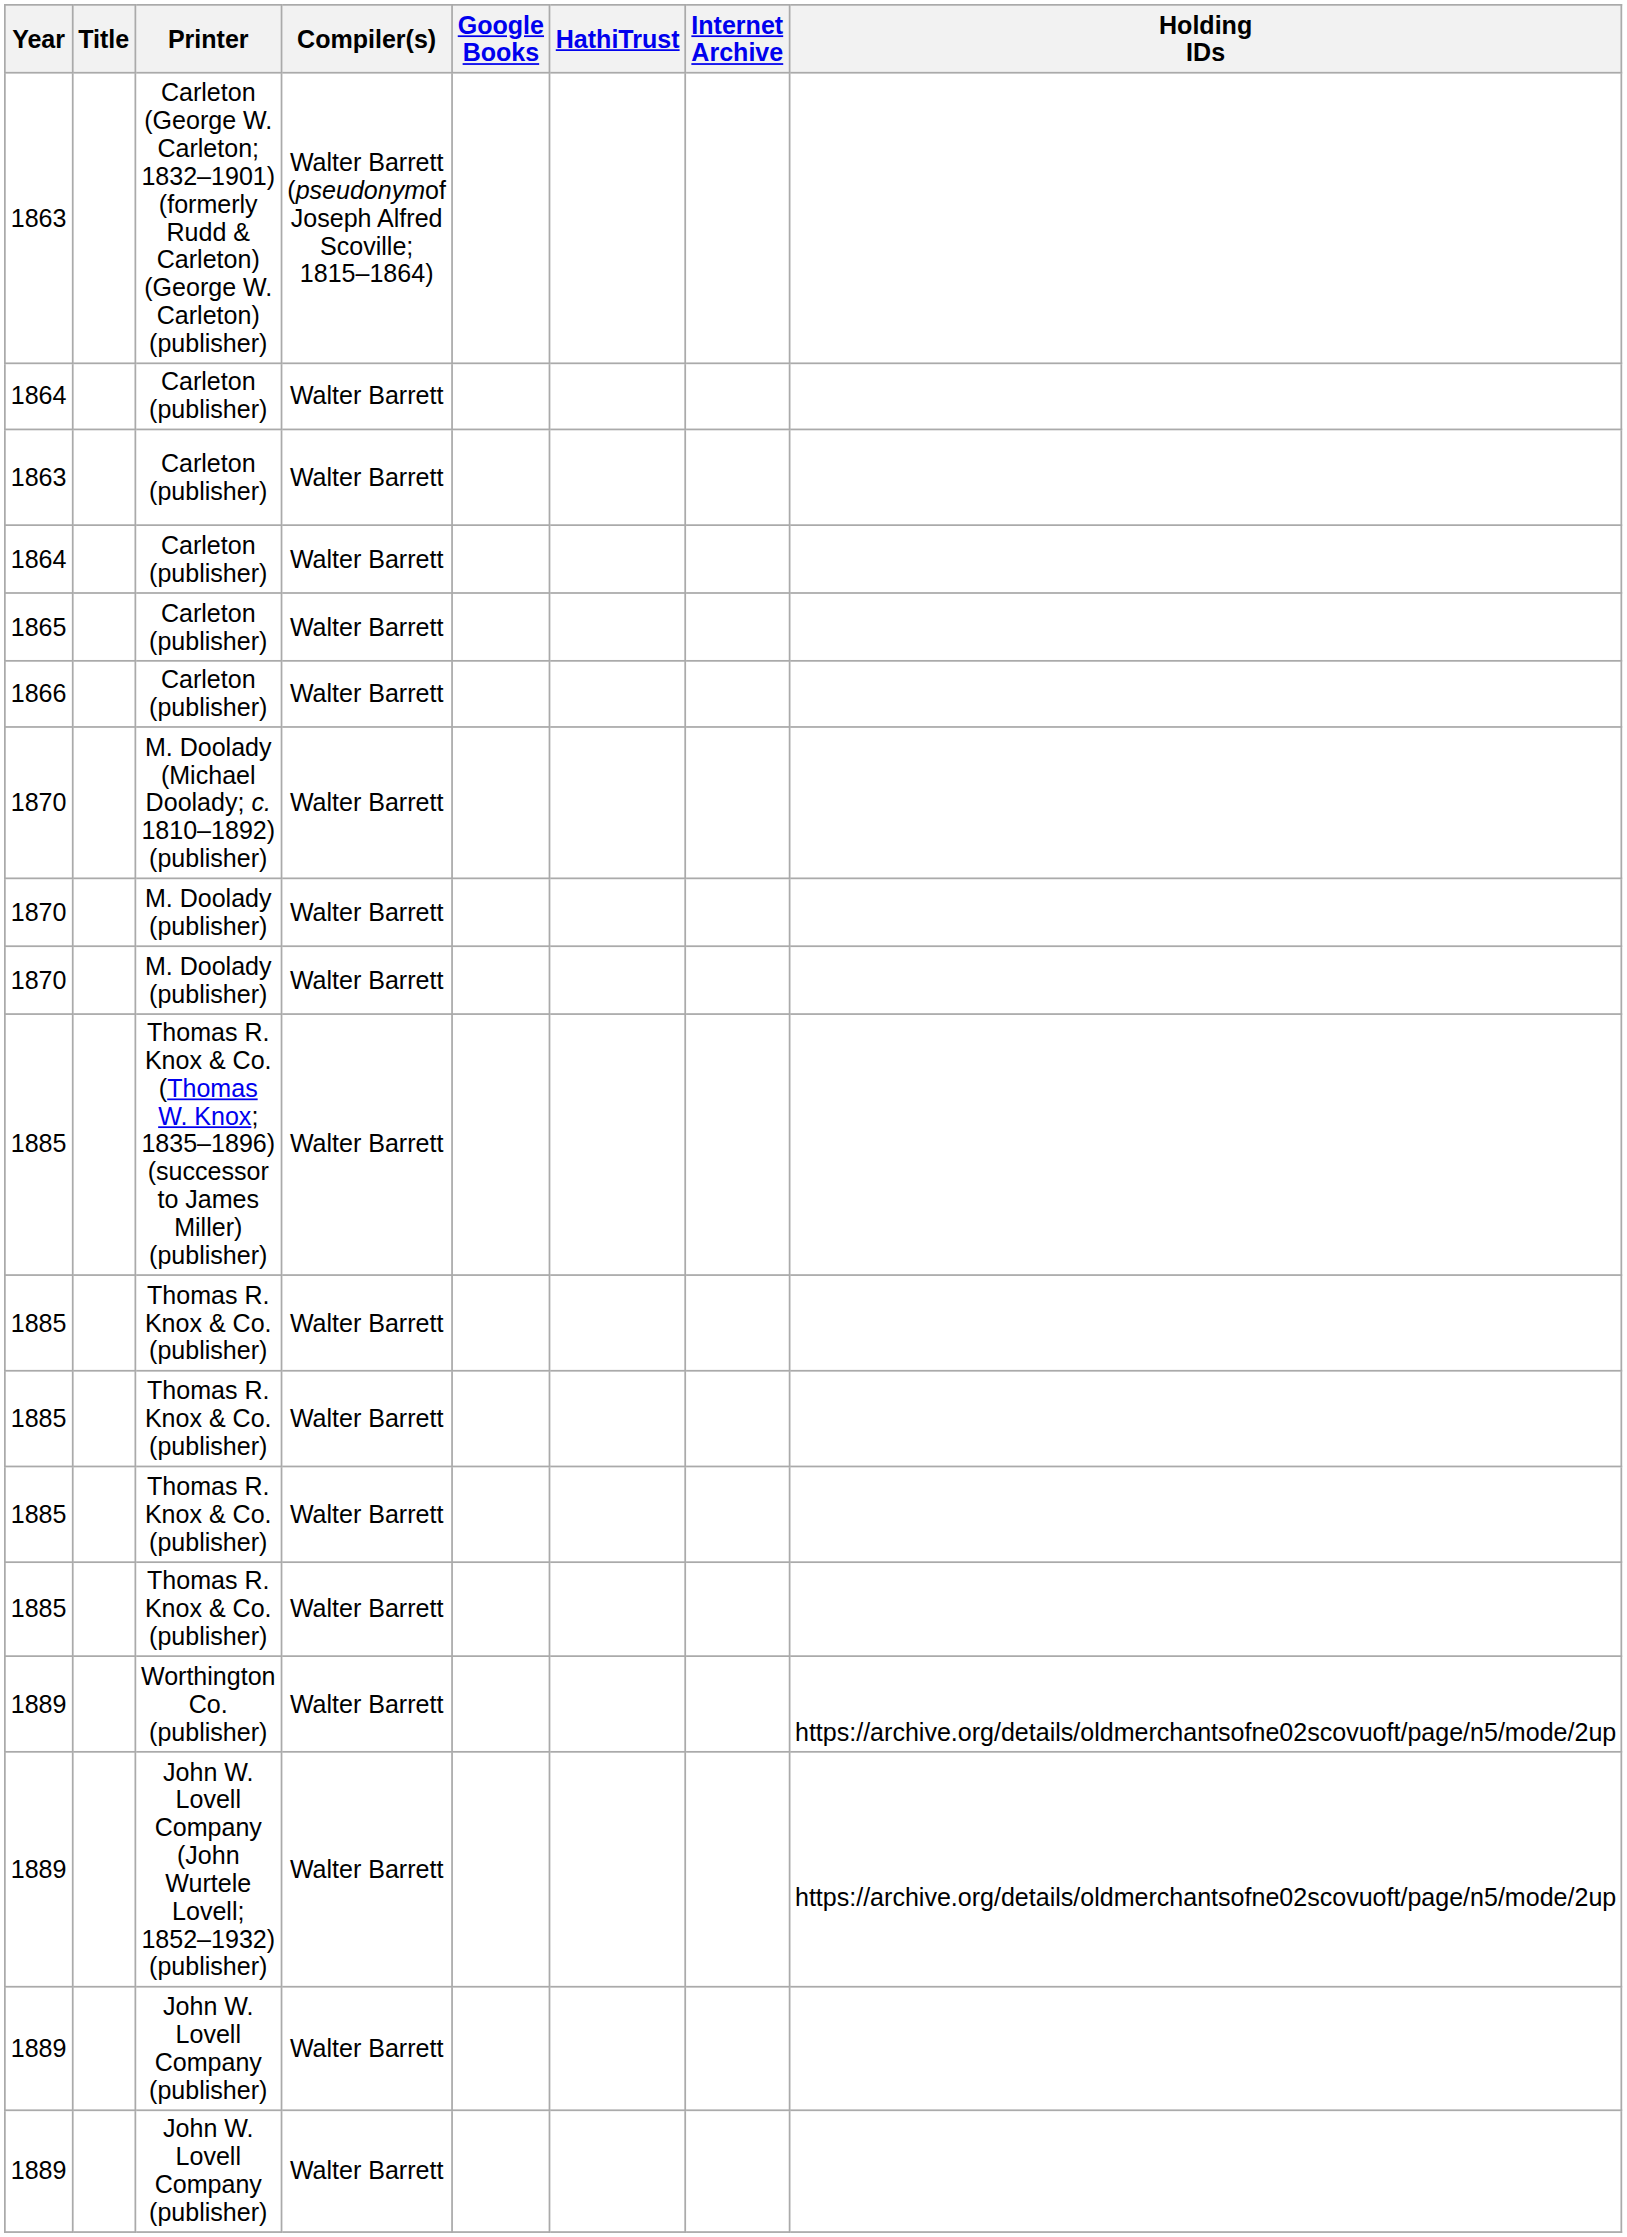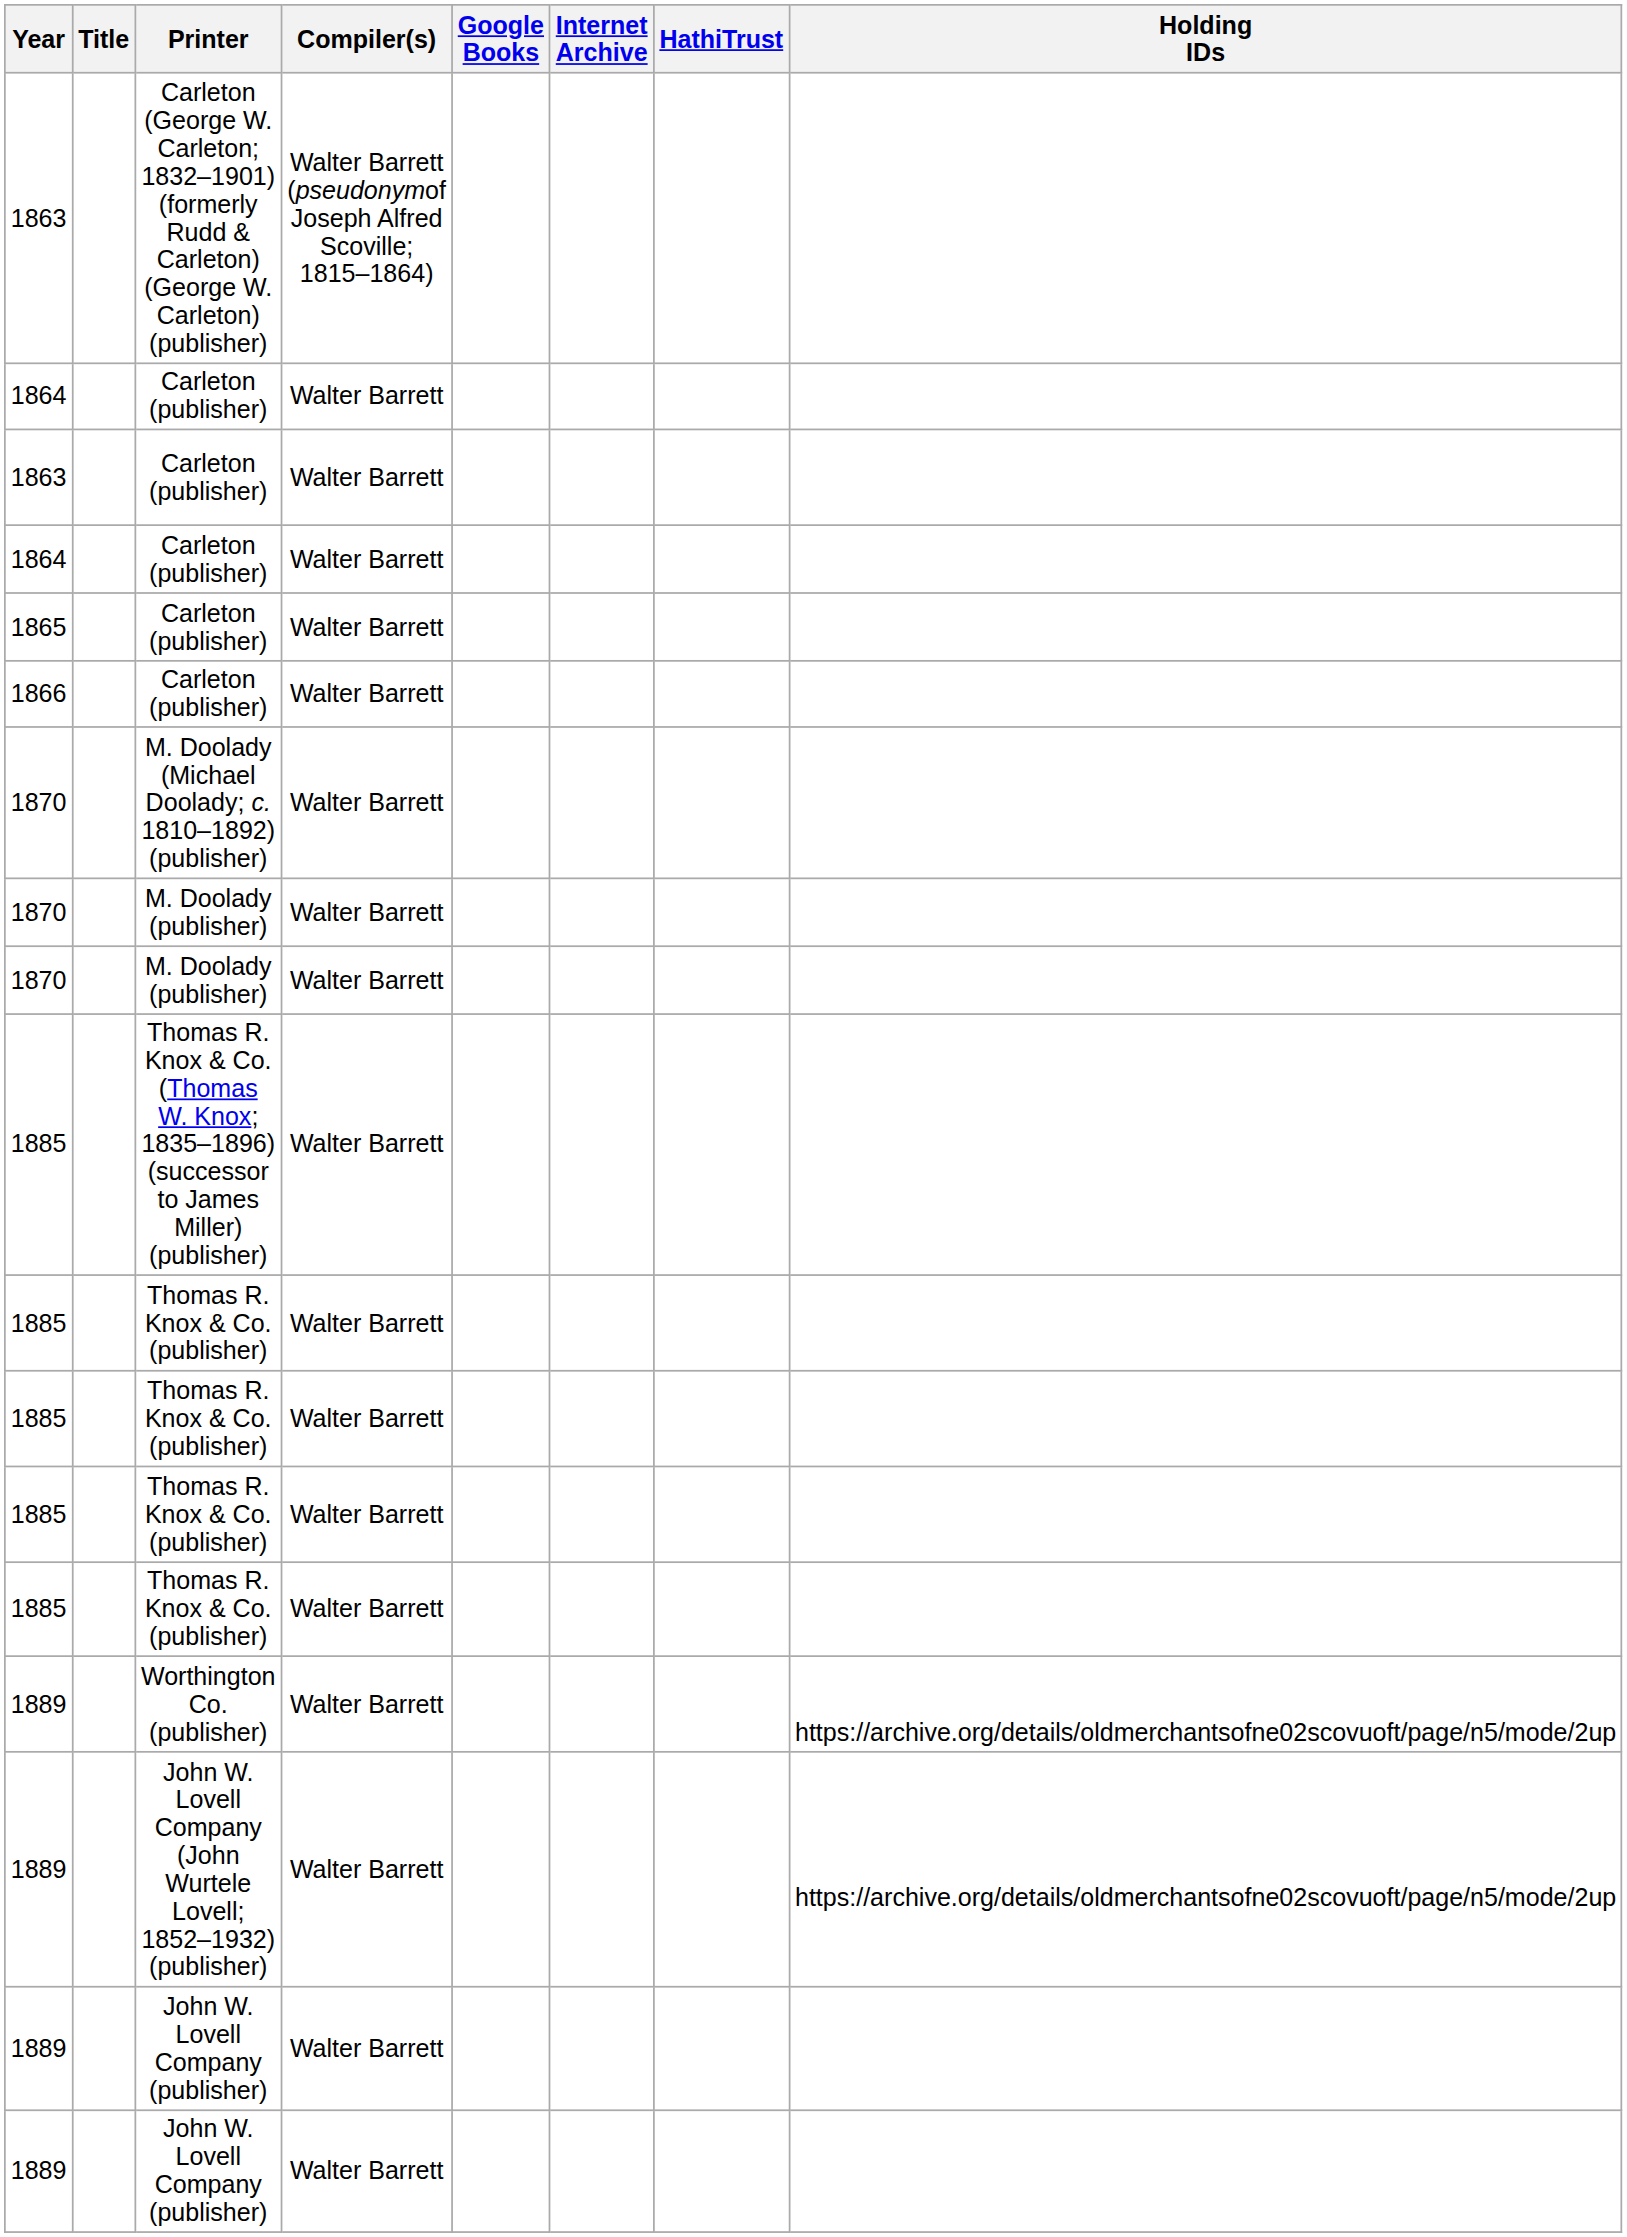columns swapped: (618, 39) <-> (737, 39)
